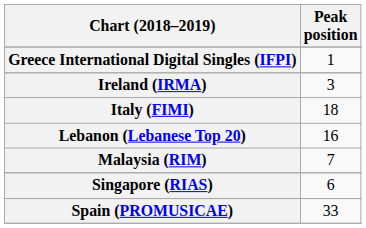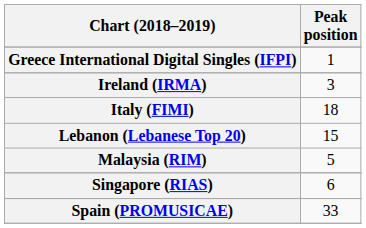(331, 135) 16 -> (331, 135) 15
(331, 160) 7 -> (331, 160) 5
